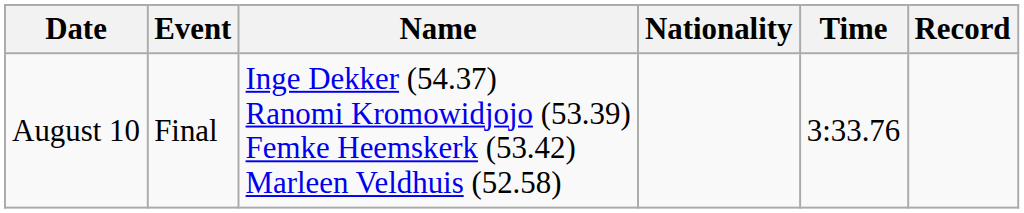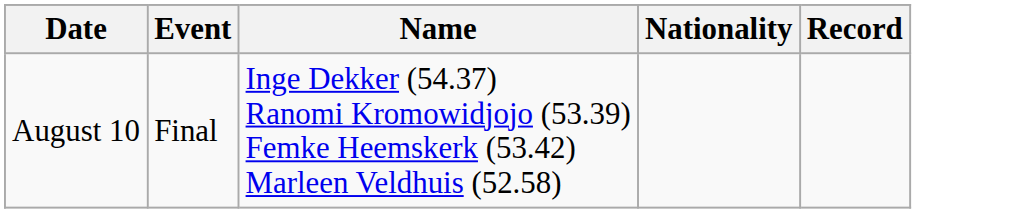- column: (853, 28)
